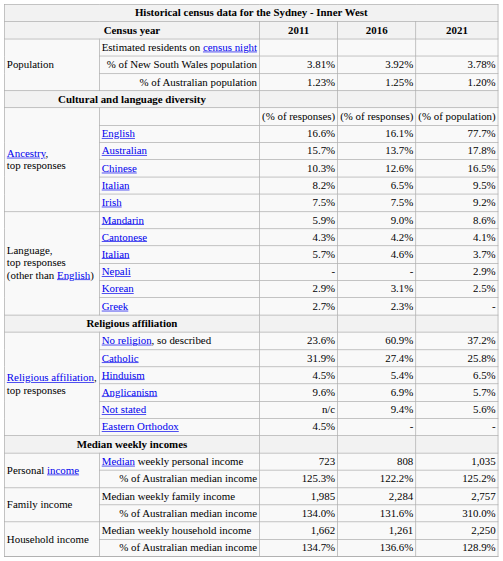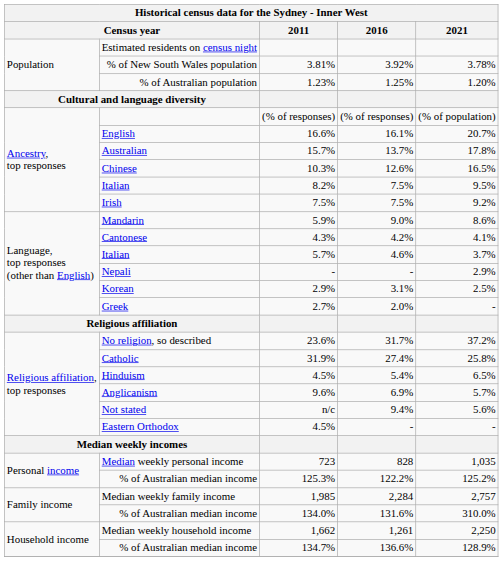(482, 133) 77.7% -> (482, 133) 20.7%
(401, 185) 6.5% -> (401, 185) 7.5%
(401, 306) 2.3% -> (401, 306) 2.0%
(398, 340) 60.9% -> (398, 340) 31.7%
(405, 461) 808 -> (405, 461) 828
